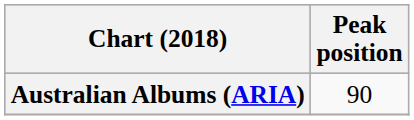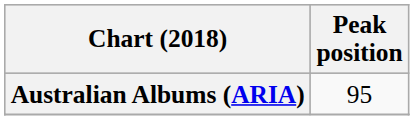(360, 93) 90 -> (360, 93) 95
